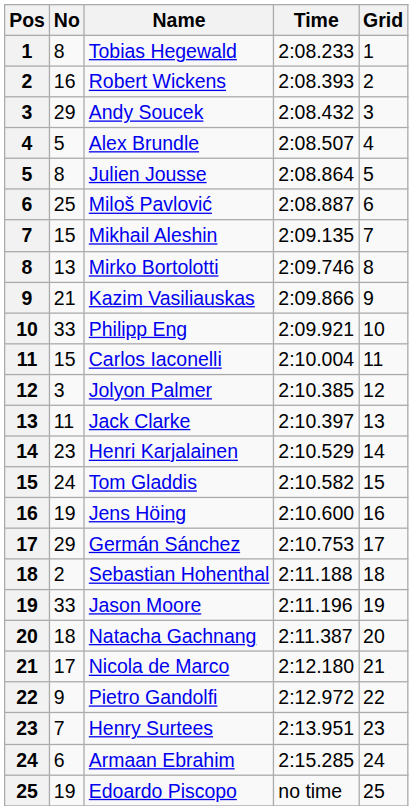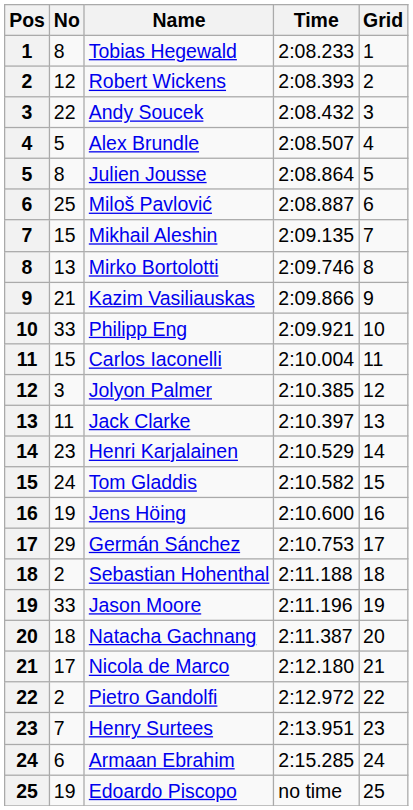(65, 82) 16 -> (65, 82) 12
(65, 113) 29 -> (65, 113) 22
(59, 698) 9 -> (59, 698) 2
